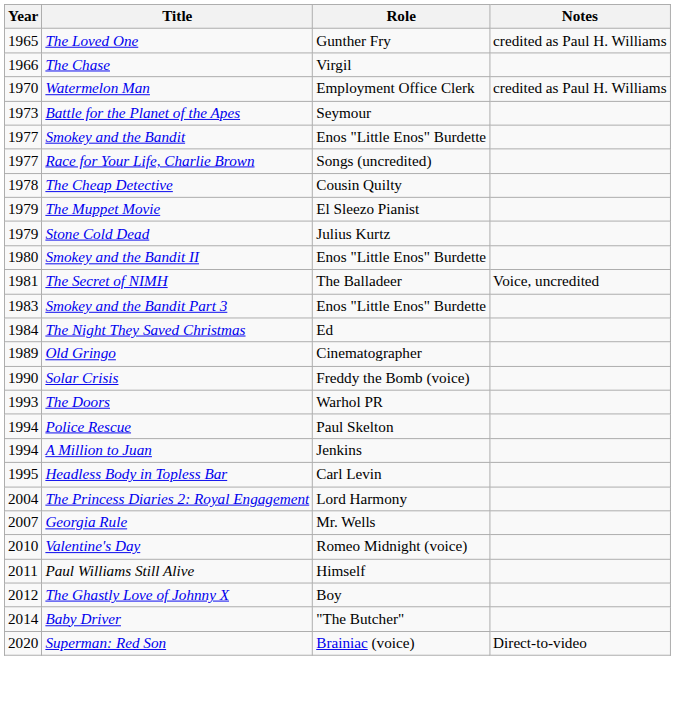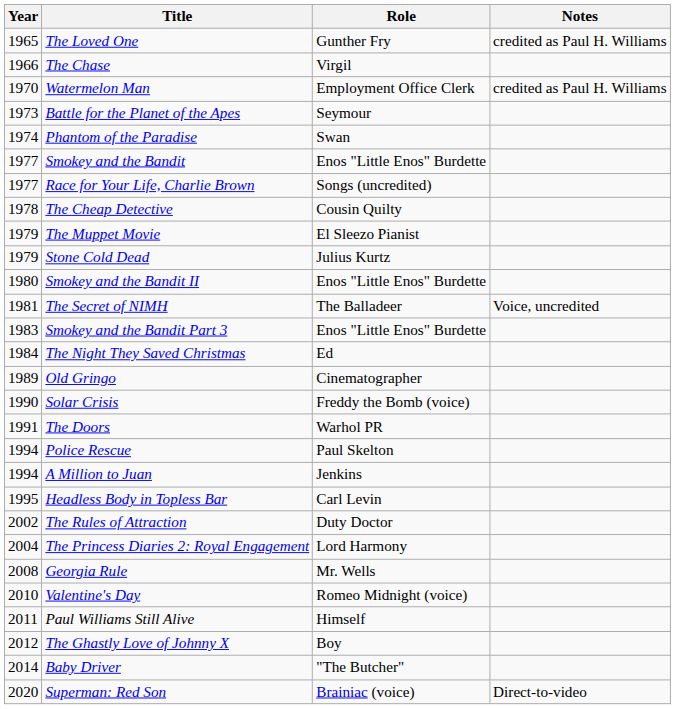+ row: (121, 137)
(23, 402) 1993 -> (23, 426) 1991
+ row: (116, 522)
(23, 522) 2007 -> (23, 570) 2008
